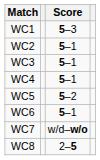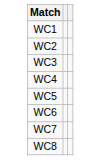- column: (68, 12)
